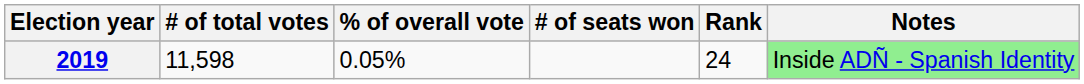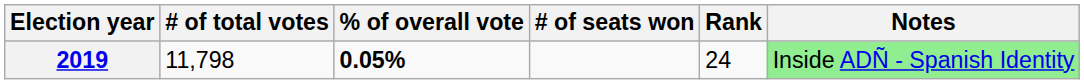(200, 59) 11,598 -> (200, 59) 11,798
(373, 59) normal -> (373, 59) bold
